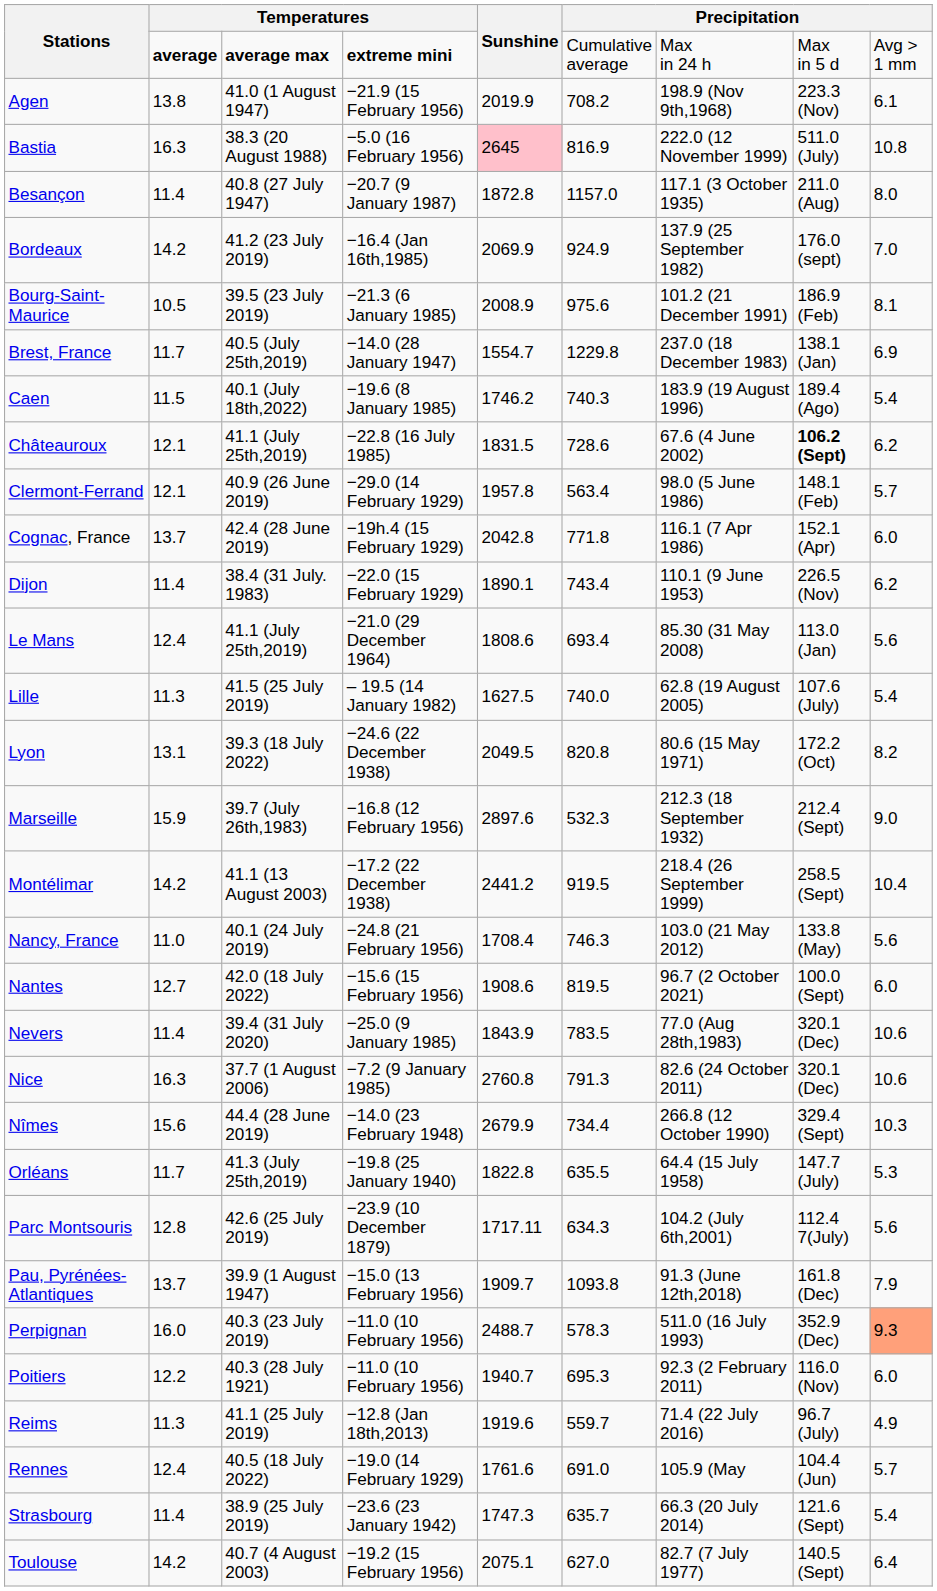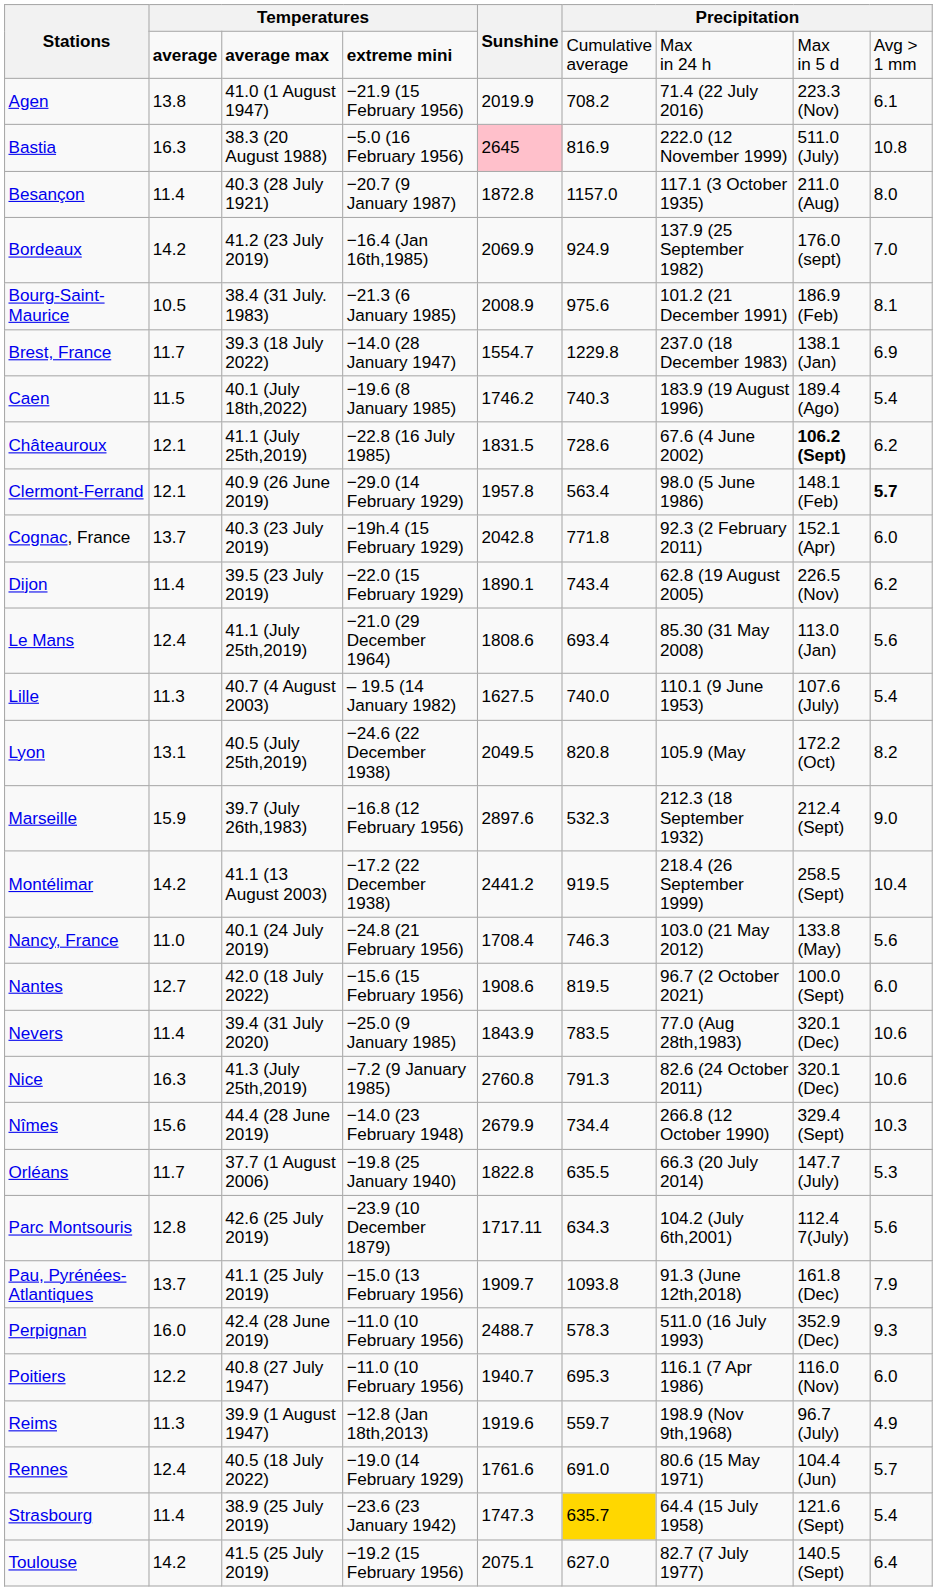(702, 101) 198.9 (Nov 9th,1968) -> (709, 101) 71.4 (22 July 2016)
(274, 194) 40.8 (27 July 1947) -> (274, 194) 40.3 (28 July 1921)
(274, 306) 39.5 (23 July 2019) -> (276, 306) 38.4 (31 July. 1983)
(266, 352) 40.5 (July 25th,2019) -> (274, 352) 39.3 (18 July 2022)
(886, 491) normal -> (886, 491) bold
(278, 538) 42.4 (28 June 2019) -> (274, 538) 40.3 (23 July 2019)
(706, 538) 116.1 (7 Apr 1986) -> (723, 538) 92.3 (2 February 2011)
(276, 584) 38.4 (31 July. 1983) -> (274, 584) 39.5 (23 July 2019)
(712, 584) 110.1 (9 June 1953) -> (720, 584) 62.8 (19 August 2005)
(274, 696) 41.5 (25 July 2019) -> (280, 696) 40.7 (4 August 2003)
(720, 696) 62.8 (19 August 2005) -> (712, 696) 110.1 (9 June 1953)
(274, 752) 39.3 (18 July 2022) -> (266, 752) 40.5 (July 25th,2019)
(710, 752) 80.6 (15 May 1971) -> (703, 752) 105.9 (May
(280, 1079) 37.7 (1 August 2006) -> (266, 1079) 41.3 (July 25th,2019)
(266, 1172) 41.3 (July 25th,2019) -> (280, 1172) 37.7 (1 August 2006)
(709, 1172) 64.4 (15 July 1958) -> (709, 1172) 66.3 (20 July 2014)
(280, 1284) 39.9 (1 August 1947) -> (274, 1284) 41.1 (25 July 2019)
(274, 1330) 40.3 (23 July 2019) -> (278, 1330) 42.4 (28 June 2019)
(886, 1330) lightsalmon background -> (886, 1330) no background
(274, 1377) 40.3 (28 July 1921) -> (274, 1377) 40.8 (27 July 1947)
(723, 1377) 92.3 (2 February 2011) -> (706, 1377) 116.1 (7 Apr 1986)
(274, 1423) 41.1 (25 July 2019) -> (280, 1423) 39.9 (1 August 1947)
(709, 1423) 71.4 (22 July 2016) -> (702, 1423) 198.9 (Nov 9th,1968)
(703, 1469) 105.9 (May -> (710, 1469) 80.6 (15 May 1971)
(588, 1516) no background -> (588, 1516) gold background
(709, 1516) 66.3 (20 July 2014) -> (709, 1516) 64.4 (15 July 1958)
(280, 1562) 40.7 (4 August 2003) -> (274, 1562) 41.5 (25 July 2019)
